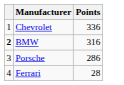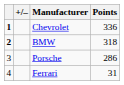+ column: (22, 12)
(9, 27) normal -> (9, 27) bold
(93, 42) 316 -> (110, 42) 318
(96, 73) 28 -> (113, 73) 31
